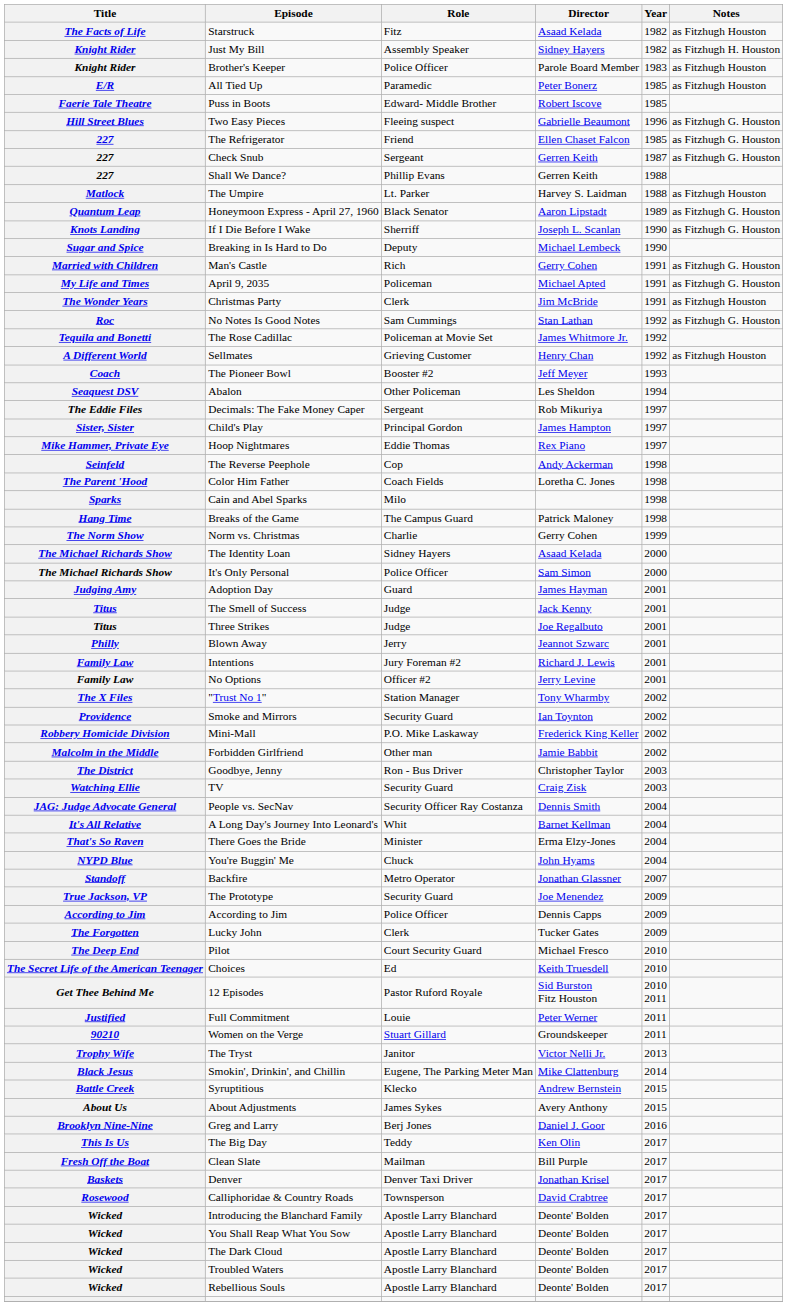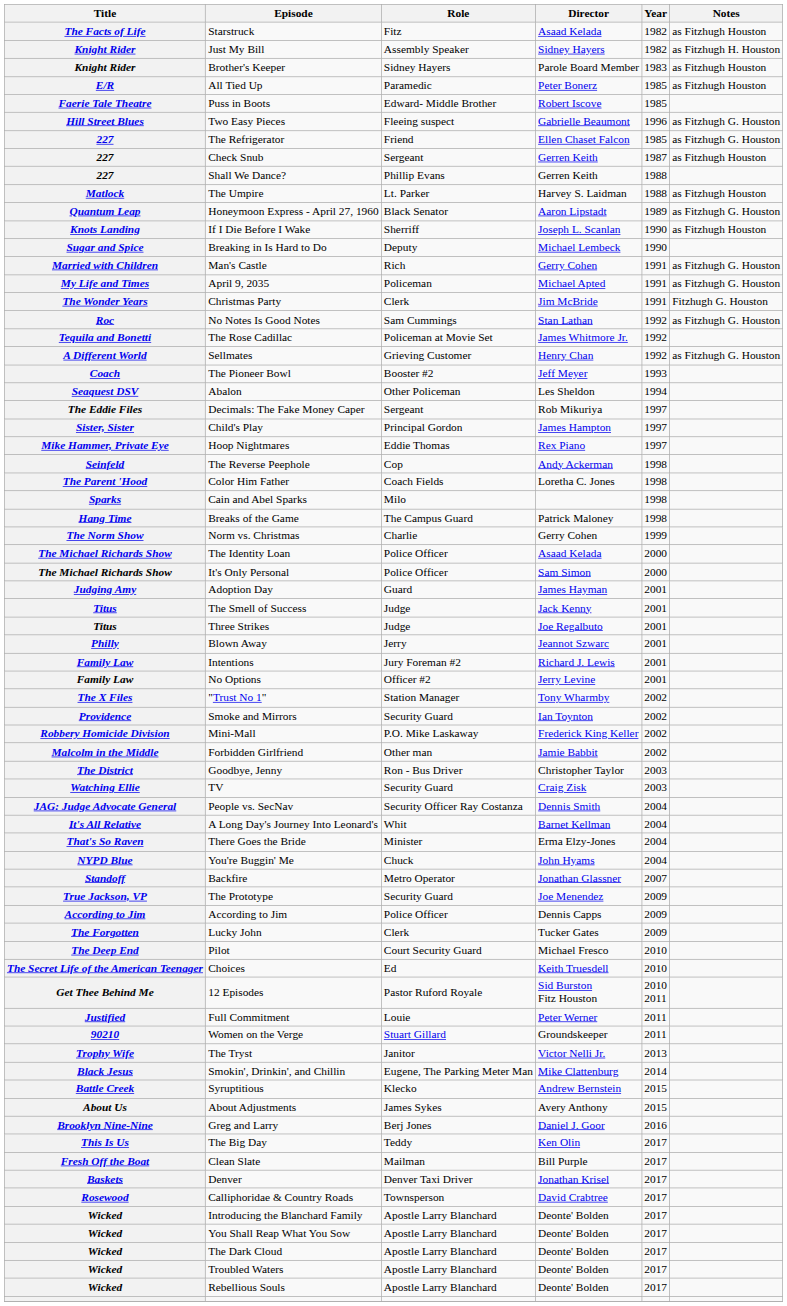(416, 67) Police Officer -> (417, 67) Sidney Hayers
(726, 157) as Fitzhugh G. Houston -> (719, 157) as Fitzhugh Houston
(726, 229) as Fitzhugh G. Houston -> (719, 229) as Fitzhugh Houston
(719, 301) as Fitzhugh Houston -> (720, 301) Fitzhugh G. Houston
(719, 355) as Fitzhugh Houston -> (726, 355) as Fitzhugh G. Houston
(417, 553) Sidney Hayers -> (416, 553) Police Officer
